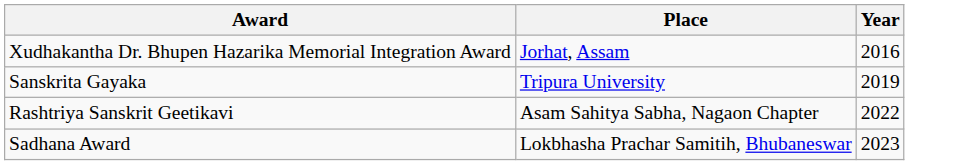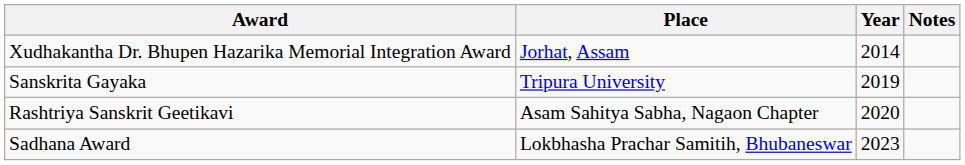+ column: (932, 19)
(880, 50) 2016 -> (880, 50) 2014
(880, 112) 2022 -> (880, 112) 2020
